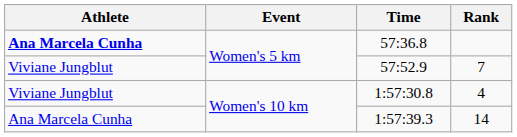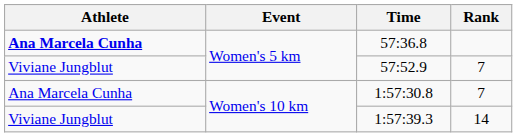(61, 93) Viviane Jungblut -> (70, 93) Ana Marcela Cunha
(481, 93) 4 -> (481, 93) 7
(70, 119) Ana Marcela Cunha -> (61, 119) Viviane Jungblut
